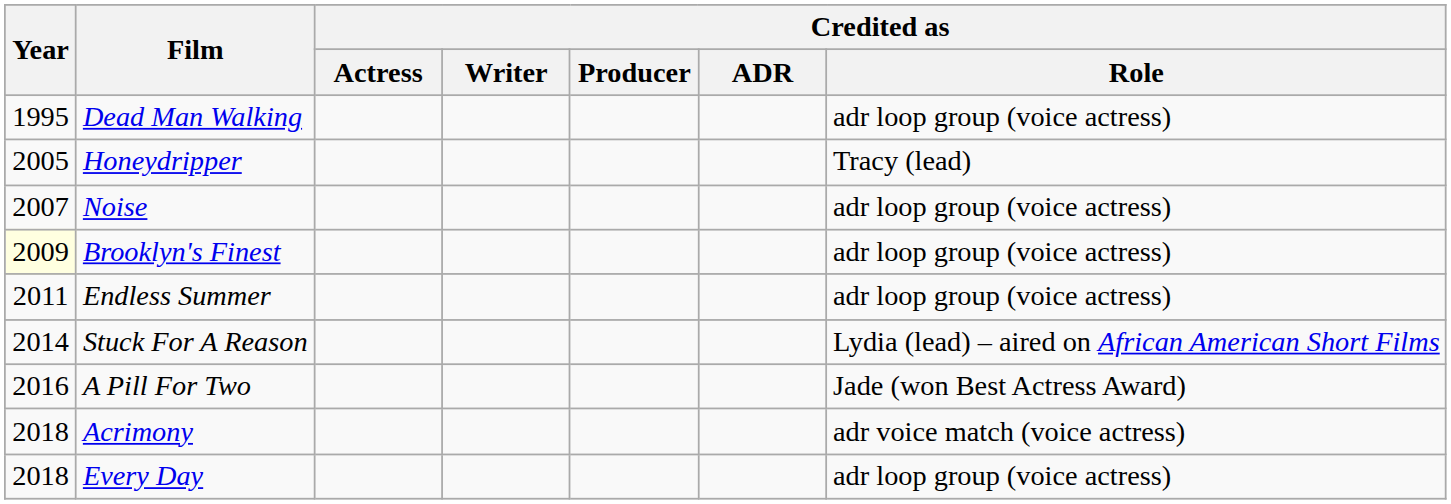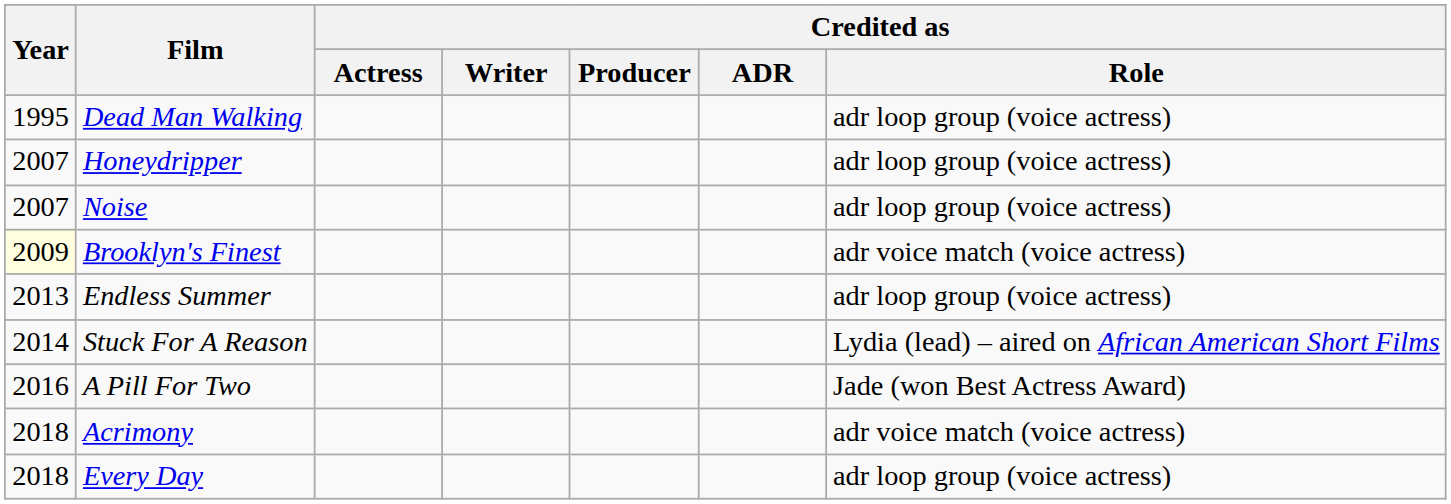(41, 161) 2005 -> (41, 161) 2007
(902, 161) Tracy (lead) -> (1002, 161) adr loop group (voice actress)
(1002, 251) adr loop group (voice actress) -> (1009, 251) adr voice match (voice actress)
(41, 296) 2011 -> (41, 296) 2013
